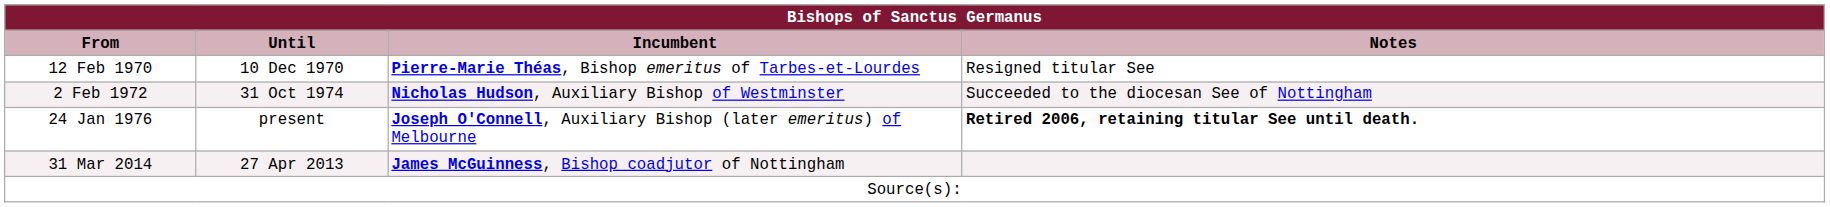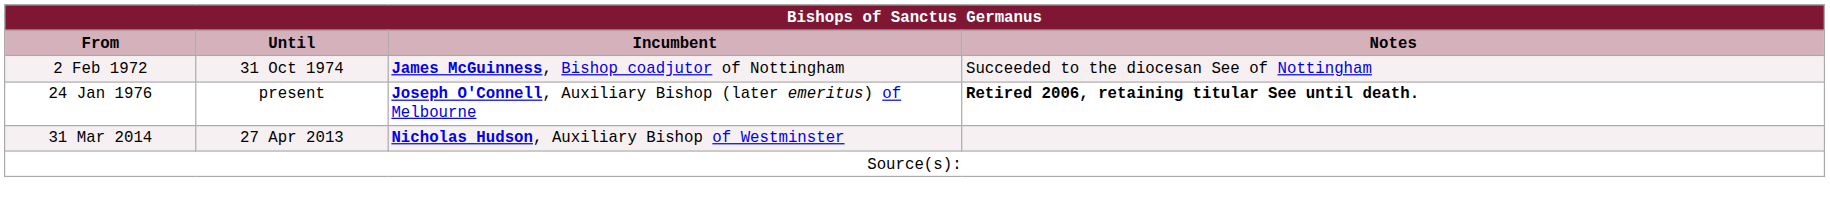- row: (100, 69)
(618, 94) Nicholas Hudson, Auxiliary Bishop of Westminster -> (618, 69) James McGuinness, Bishop coadjutor of Nottingham
(618, 164) James McGuinness, Bishop coadjutor of Nottingham -> (618, 138) Nicholas Hudson, Auxiliary Bishop of Westminster
